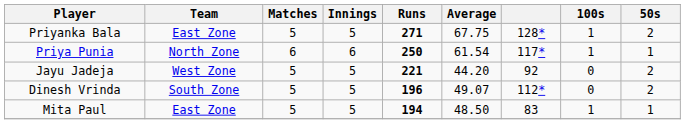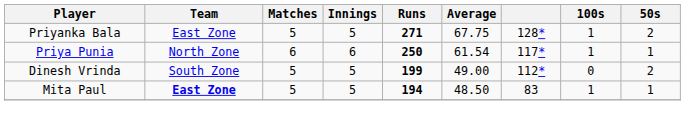- row: (75, 71)
(412, 90) 196 -> (412, 71) 199
(472, 90) 49.07 -> (472, 71) 49.00
(204, 109) normal -> (204, 90) bold
